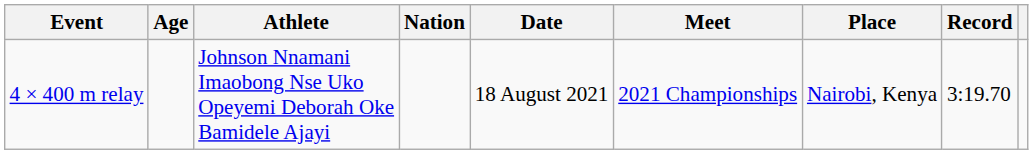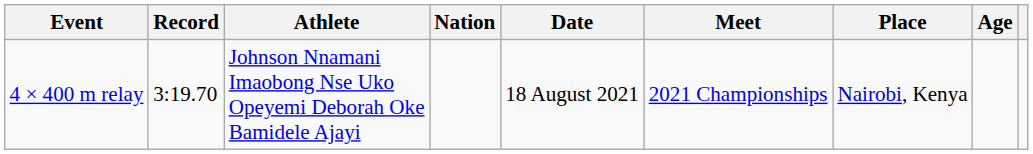columns swapped: (980, 22) <-> (171, 22)
